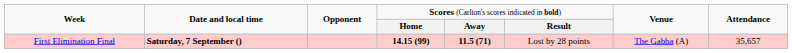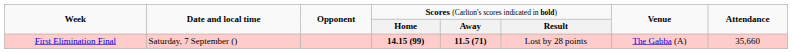(194, 41) bold -> (193, 41) normal
(748, 41) 35,657 -> (748, 41) 35,660
